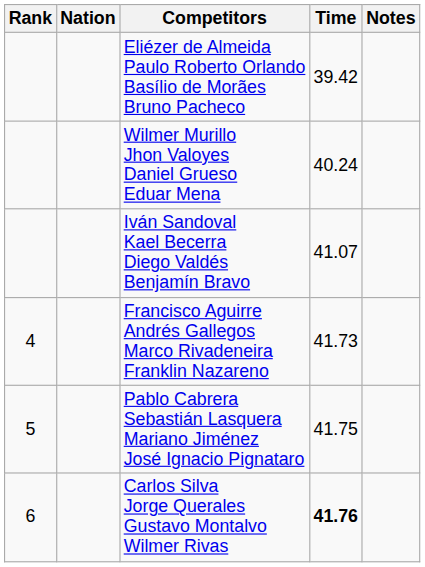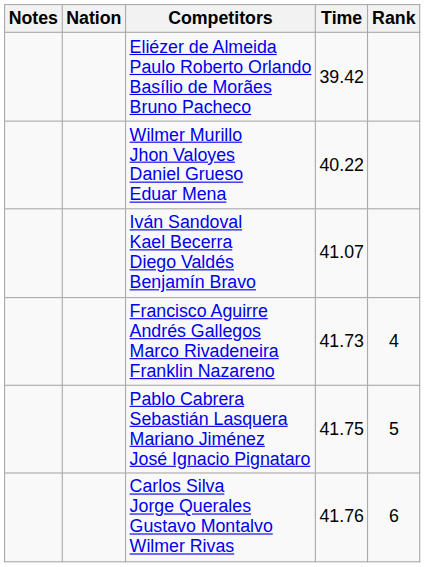columns swapped: (30, 18) <-> (391, 18)
(336, 164) 40.24 -> (342, 164) 40.22
(336, 517) bold -> (342, 517) normal
